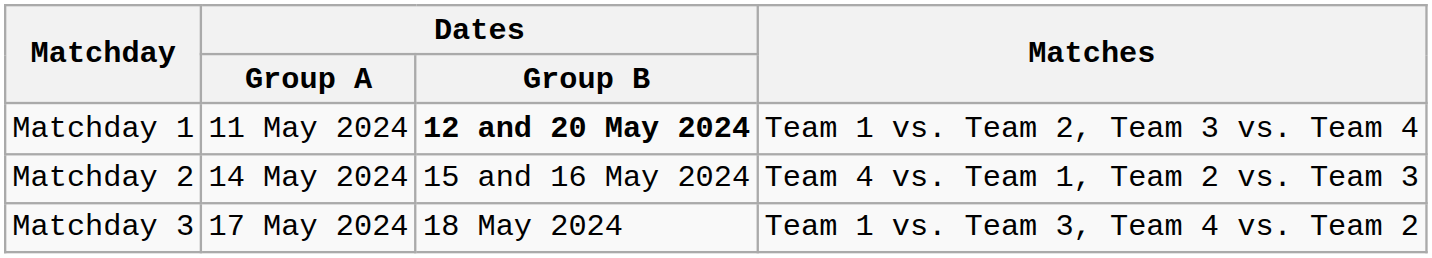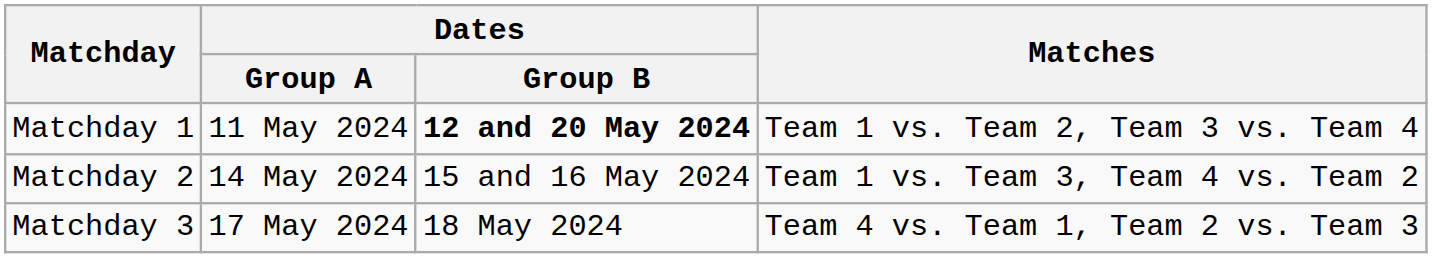(1092, 178) Team 4 vs. Team 1, Team 2 vs. Team 3 -> (1092, 178) Team 1 vs. Team 3, Team 4 vs. Team 2
(1092, 227) Team 1 vs. Team 3, Team 4 vs. Team 2 -> (1092, 227) Team 4 vs. Team 1, Team 2 vs. Team 3
